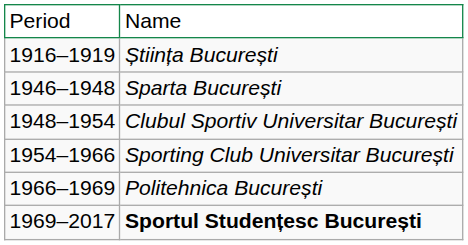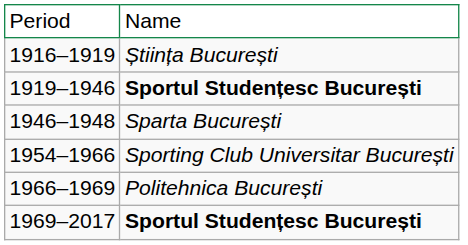+ row: (62, 88)
- row: (62, 121)
